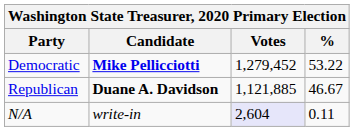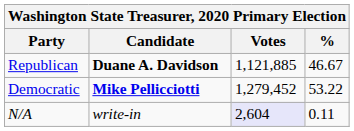rows swapped: (44, 65) <-> (43, 89)
